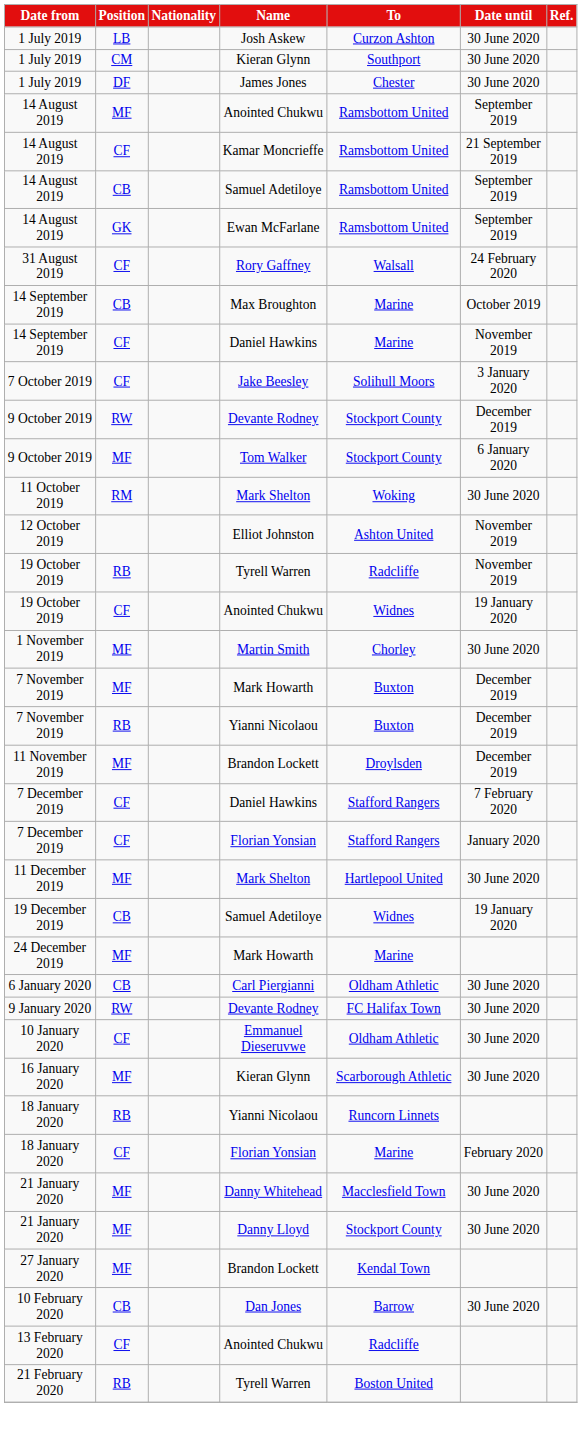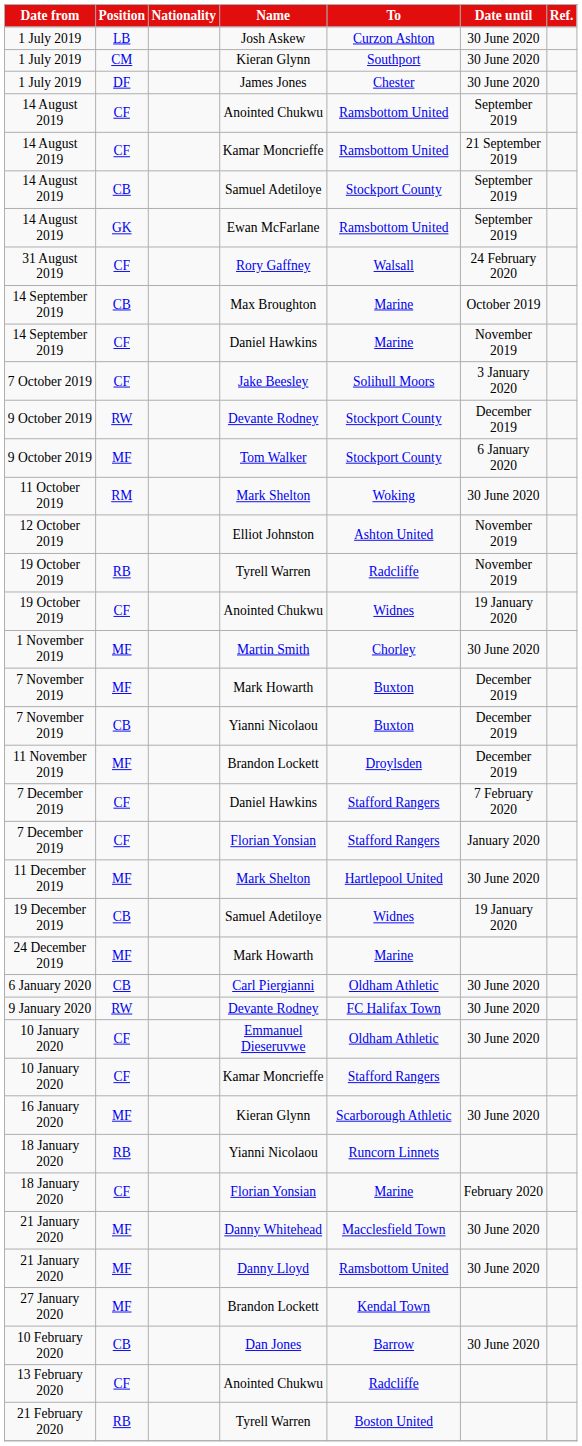(122, 113) MF -> (122, 113) CF
(394, 189) Ramsbottom United -> (394, 189) Stockport County
(122, 726) RB -> (122, 726) CB
+ row: (50, 1077)
(394, 1230) Stockport County -> (394, 1268) Ramsbottom United
